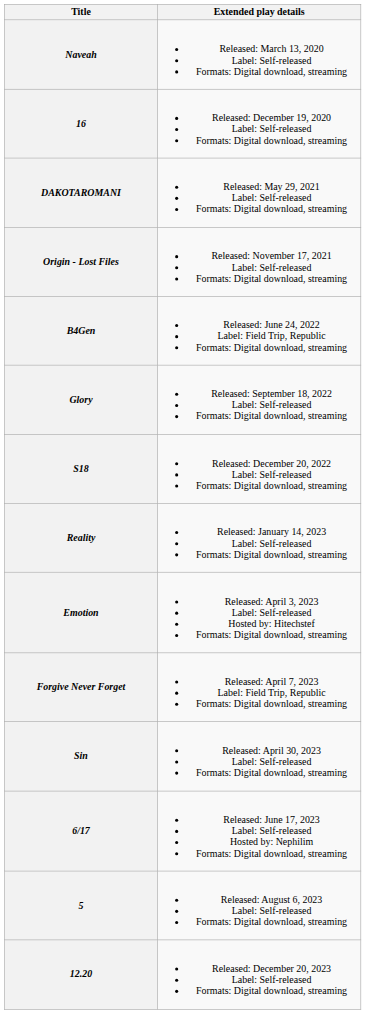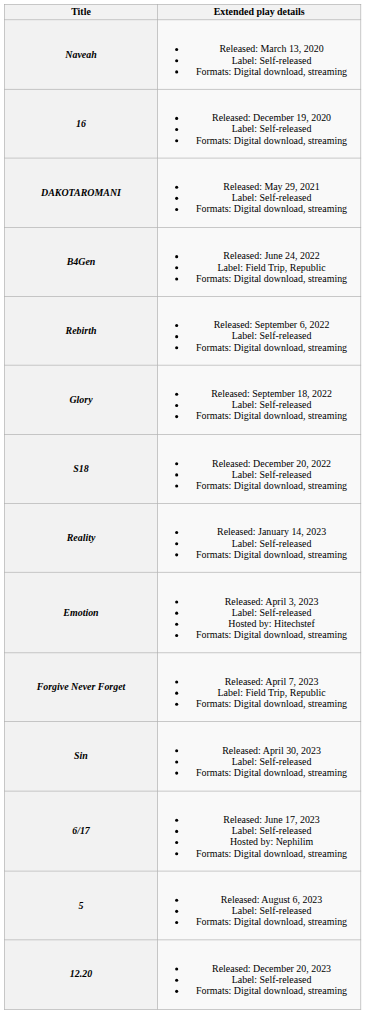- row: (81, 261)
+ row: (81, 330)
